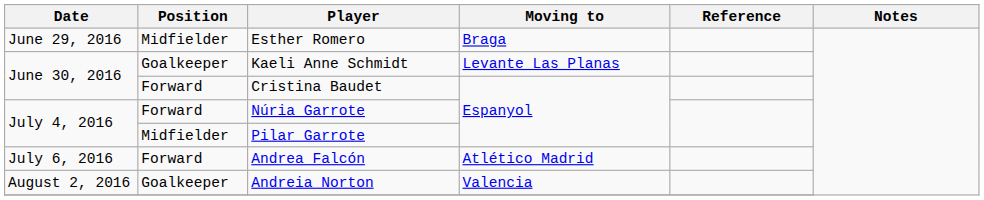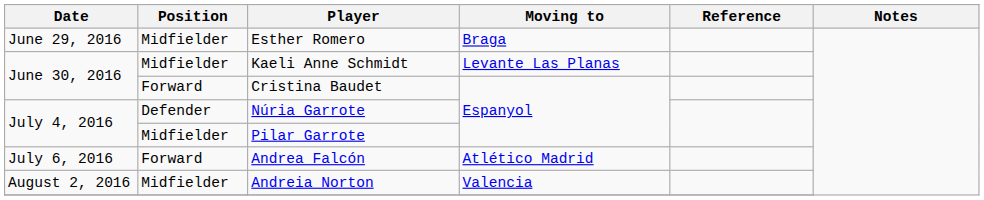(185, 64) Goalkeeper -> (185, 64) Midfielder
(172, 111) Forward -> (176, 111) Defender
(185, 183) Goalkeeper -> (185, 183) Midfielder
